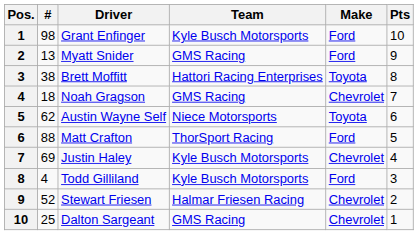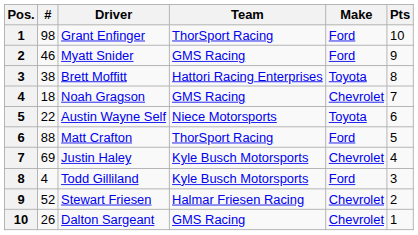(240, 35) Kyle Busch Motorsports -> (223, 35) ThorSport Racing
(48, 56) 13 -> (48, 56) 46
(48, 117) 62 -> (48, 117) 22
(48, 219) 25 -> (48, 219) 26
